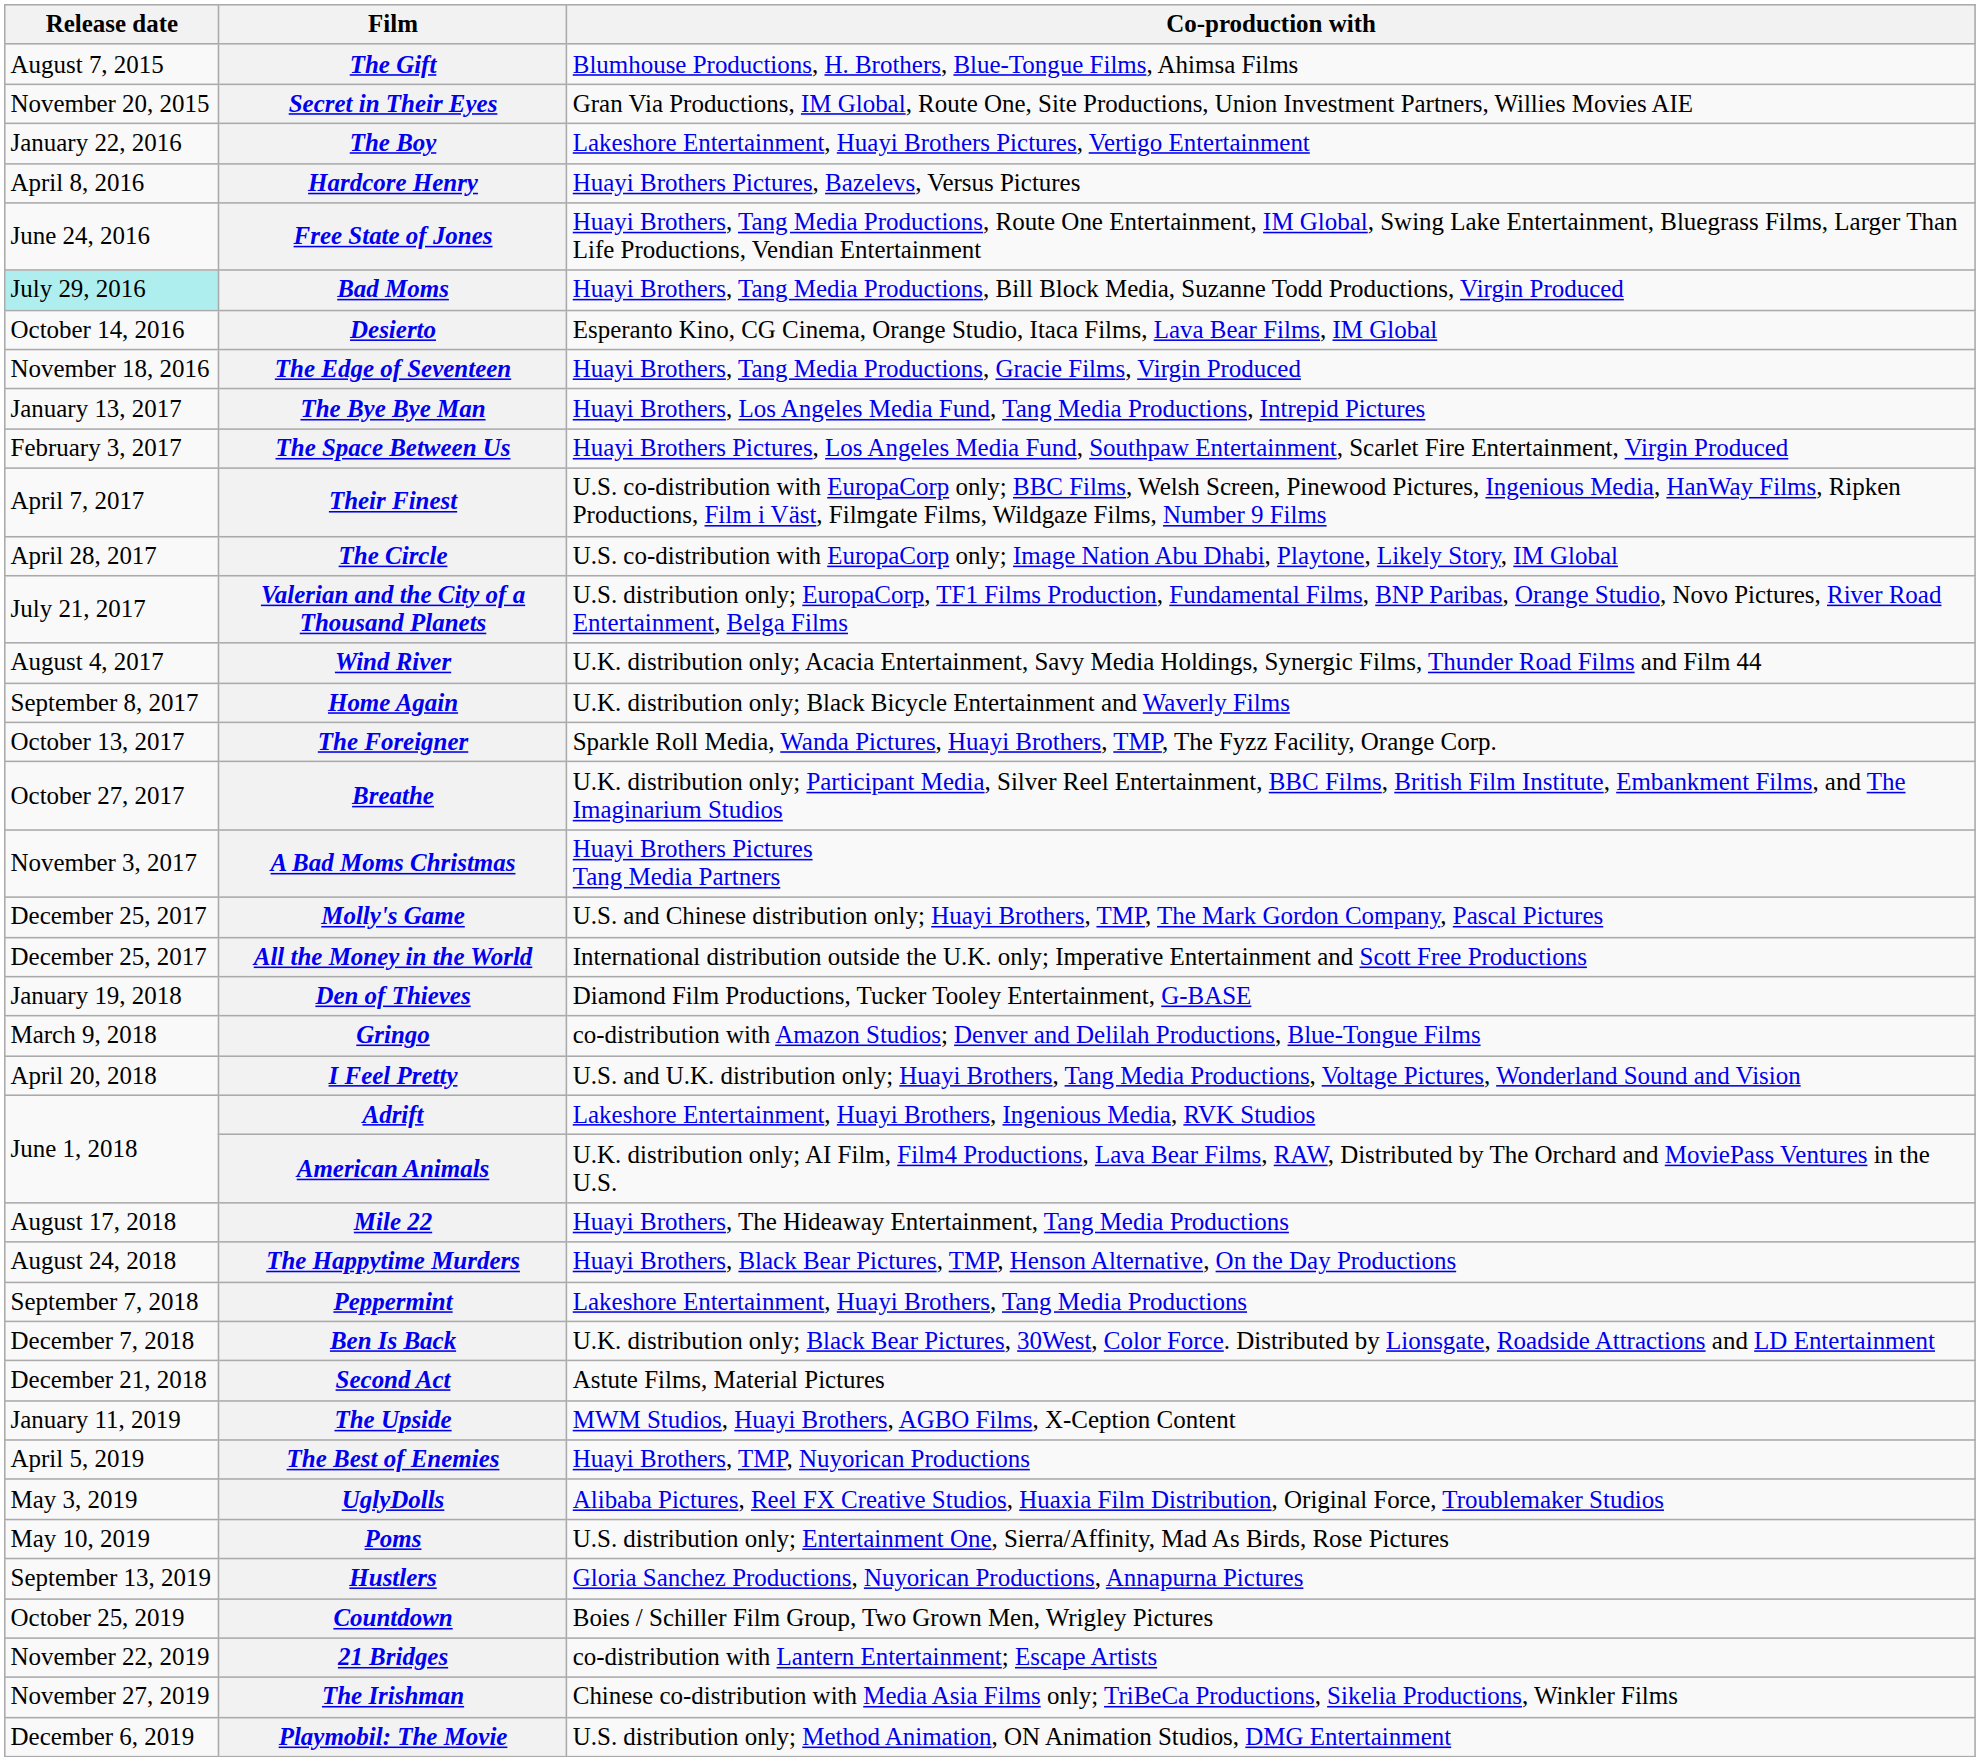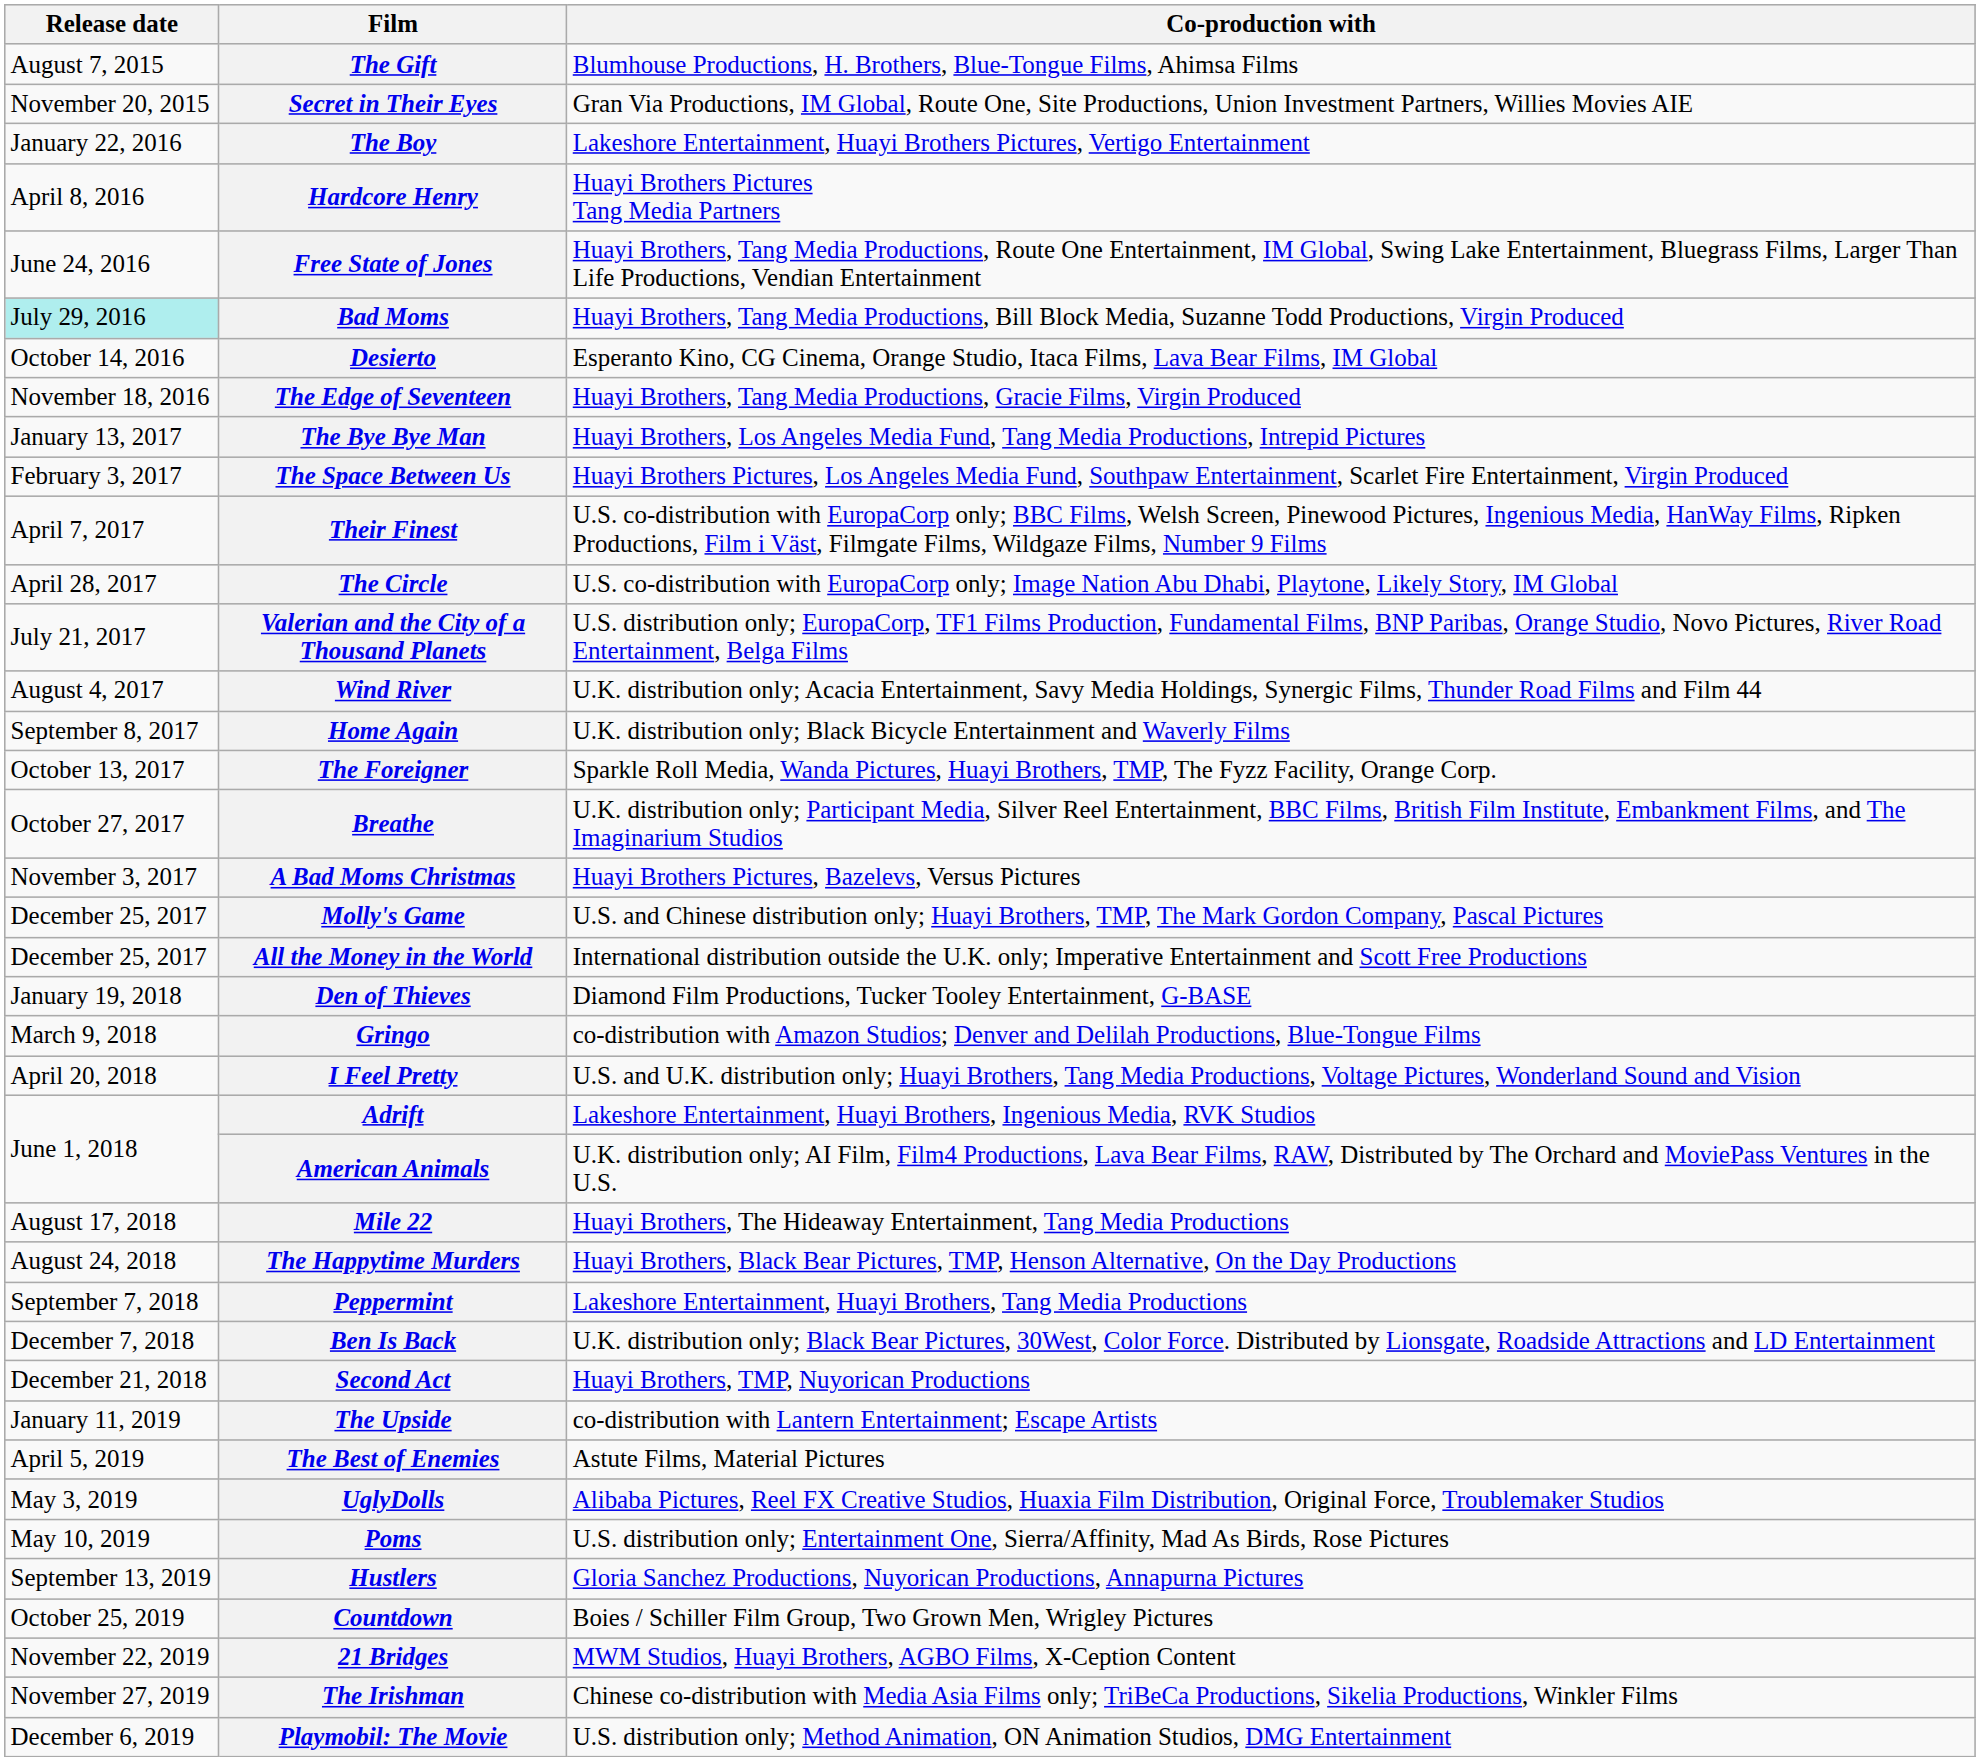(827, 182) Huayi Brothers Pictures, Bazelevs, Versus Pictures -> (693, 196) Huayi Brothers Pictures Tang Media Partners
(693, 863) Huayi Brothers Pictures Tang Media Partners -> (827, 877) Huayi Brothers Pictures, Bazelevs, Versus Pictures
(729, 1380) Astute Films, Material Pictures -> (801, 1380) Huayi Brothers, TMP, Nuyorican Productions
(904, 1419) MWM Studios, Huayi Brothers, AGBO Films, X-Ception Content -> (865, 1419) co-distribution with Lantern Entertainment; Escape Artists
(801, 1459) Huayi Brothers, TMP, Nuyorican Productions -> (729, 1459) Astute Films, Material Pictures
(865, 1657) co-distribution with Lantern Entertainment; Escape Artists -> (904, 1657) MWM Studios, Huayi Brothers, AGBO Films, X-Ception Content
